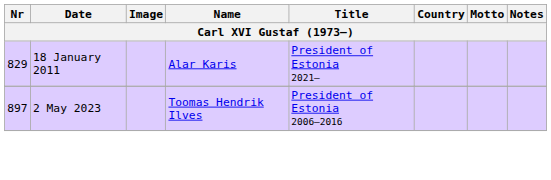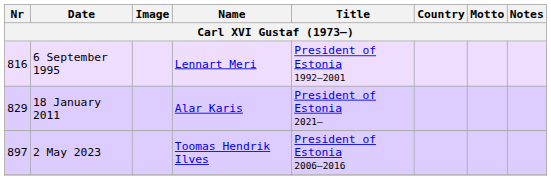+ row: (70, 64)
